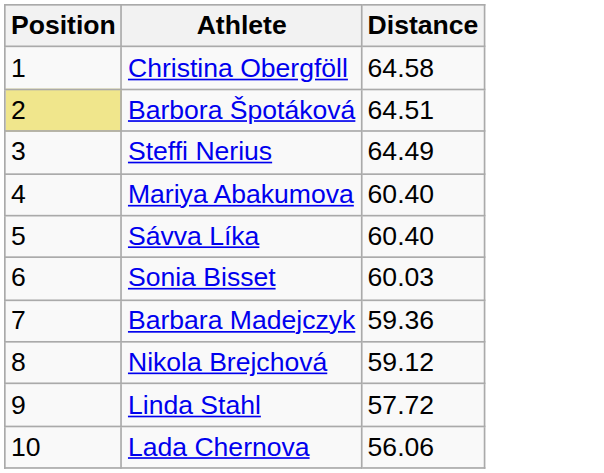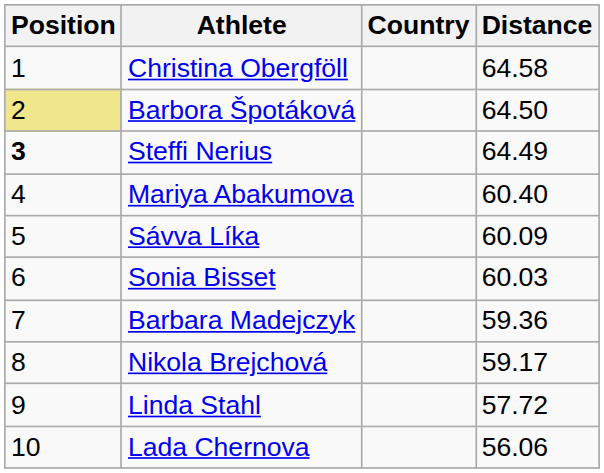+ column: (418, 25)
(401, 109) 64.51 -> (515, 109) 64.50
(18, 151) normal -> (18, 151) bold
(401, 236) 60.40 -> (515, 236) 60.09
(401, 362) 59.12 -> (515, 362) 59.17
